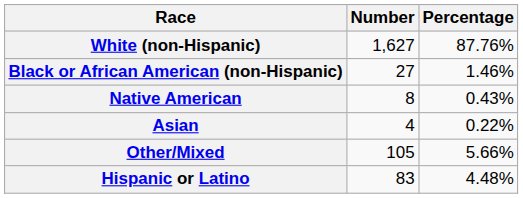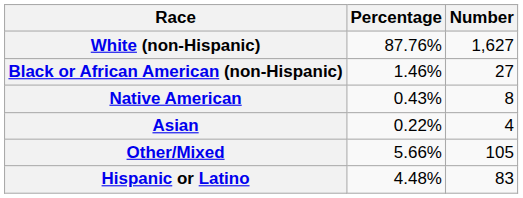columns swapped: (383, 17) <-> (468, 17)
